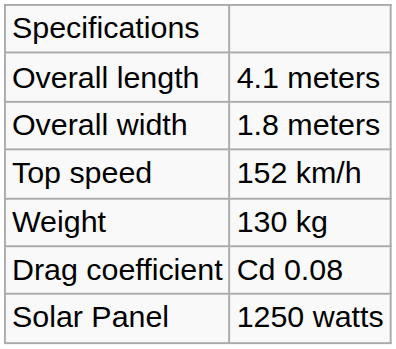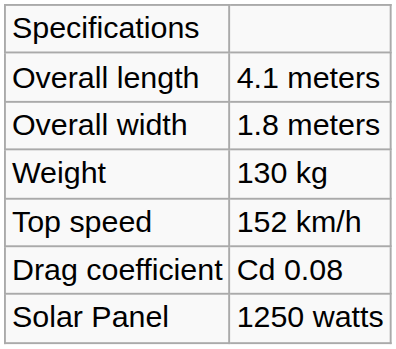rows swapped: (59, 221) <-> (82, 173)
